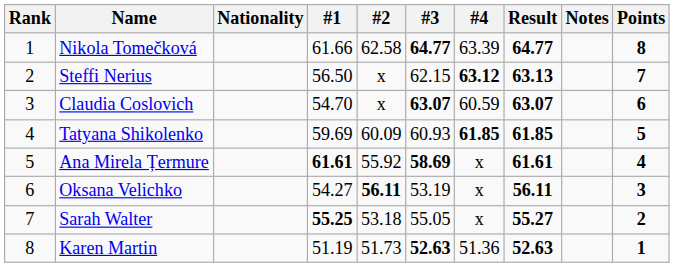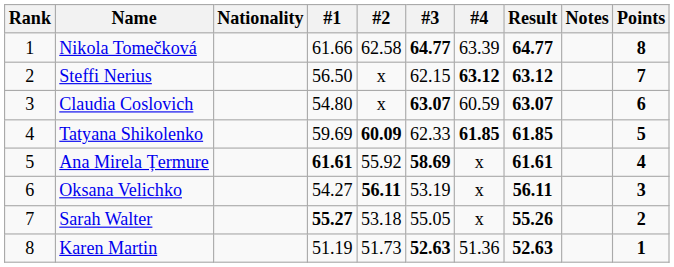(533, 76) 63.13 -> (533, 76) 63.12
(332, 104) 54.70 -> (332, 104) 54.80
(381, 133) normal -> (381, 133) bold
(430, 133) 60.93 -> (430, 133) 62.33
(332, 219) 55.25 -> (332, 219) 55.27
(533, 219) 55.27 -> (533, 219) 55.26
